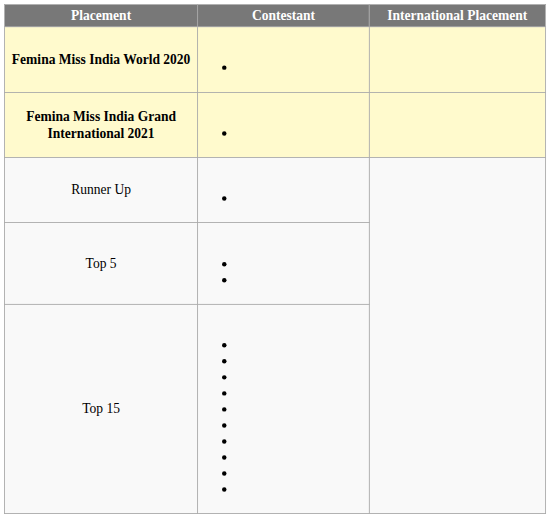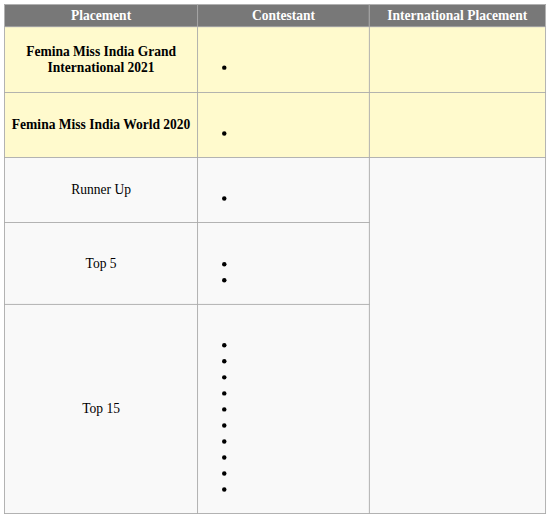rows swapped: (101, 59) <-> (101, 125)
